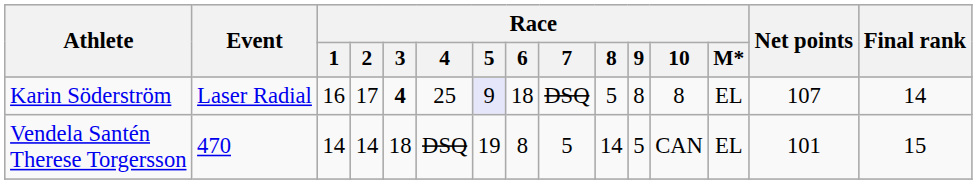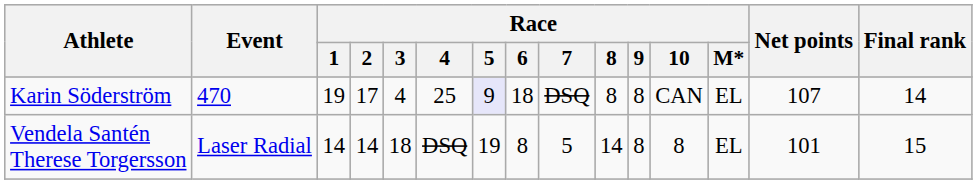(254, 96) Laser Radial -> (214, 96) 470
(334, 96) 16 -> (334, 96) 19
(400, 96) bold -> (400, 96) normal
(611, 96) 5 -> (611, 96) 8
(679, 96) 8 -> (679, 96) CAN
(214, 146) 470 -> (254, 146) Laser Radial
(639, 146) 5 -> (639, 146) 8
(679, 146) CAN -> (679, 146) 8
